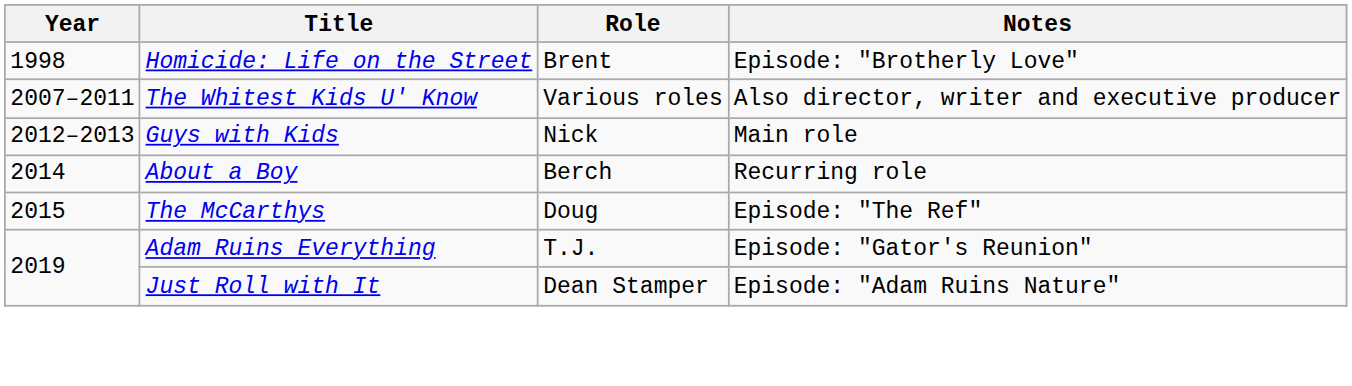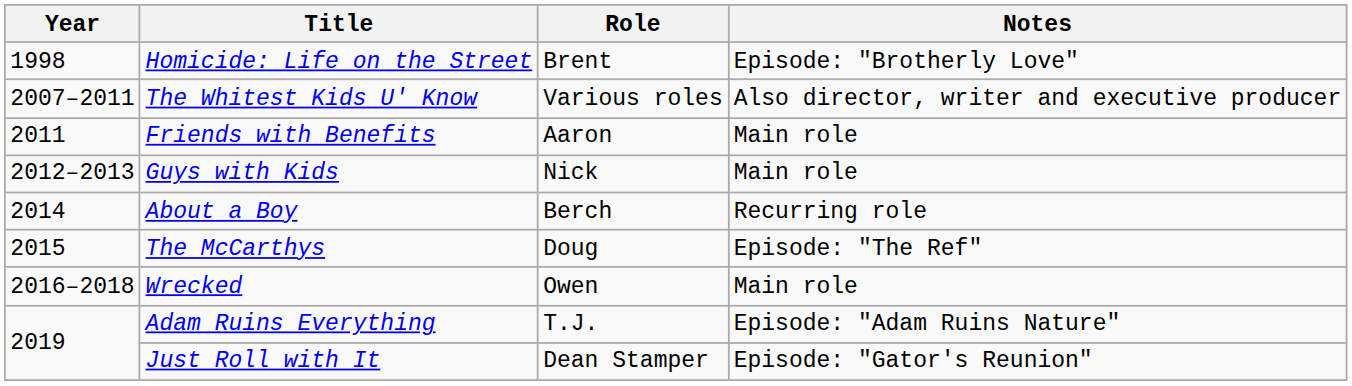+ row: (291, 136)
+ row: (194, 286)
(913, 249) Episode: "Gator's Reunion" -> (927, 324) Episode: "Adam Ruins Nature"
(927, 286) Episode: "Adam Ruins Nature" -> (913, 361) Episode: "Gator's Reunion"
